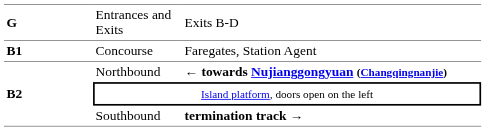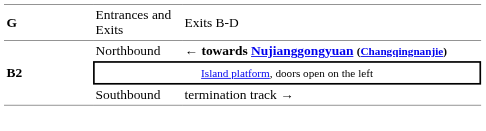- row: (124, 51)
(244, 115) bold -> (239, 94) normal
